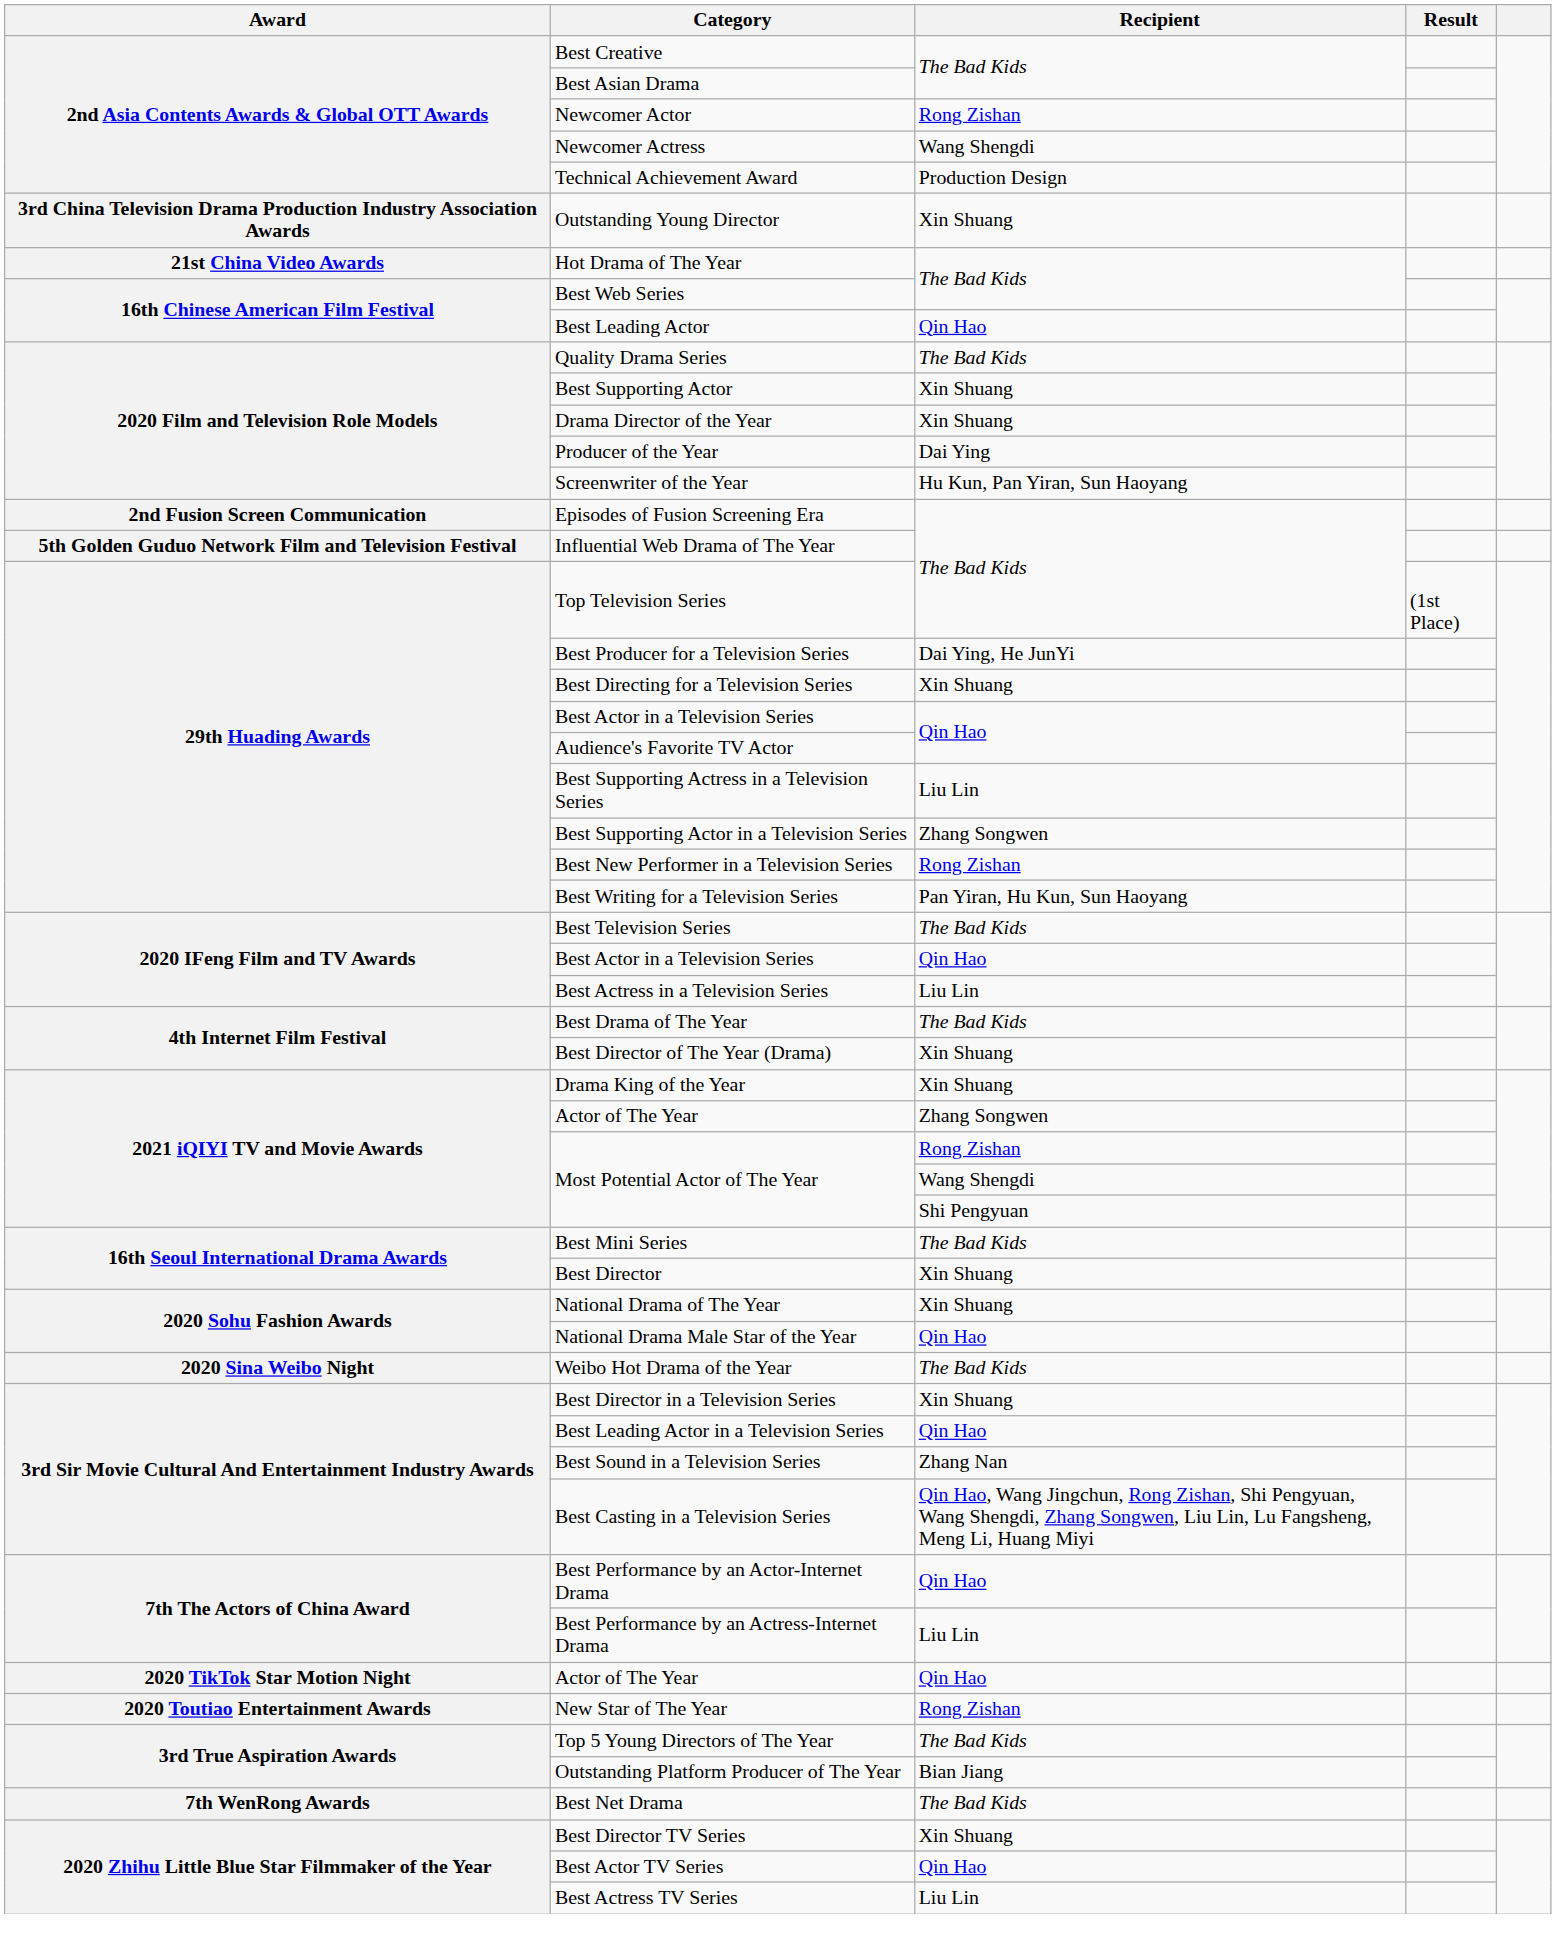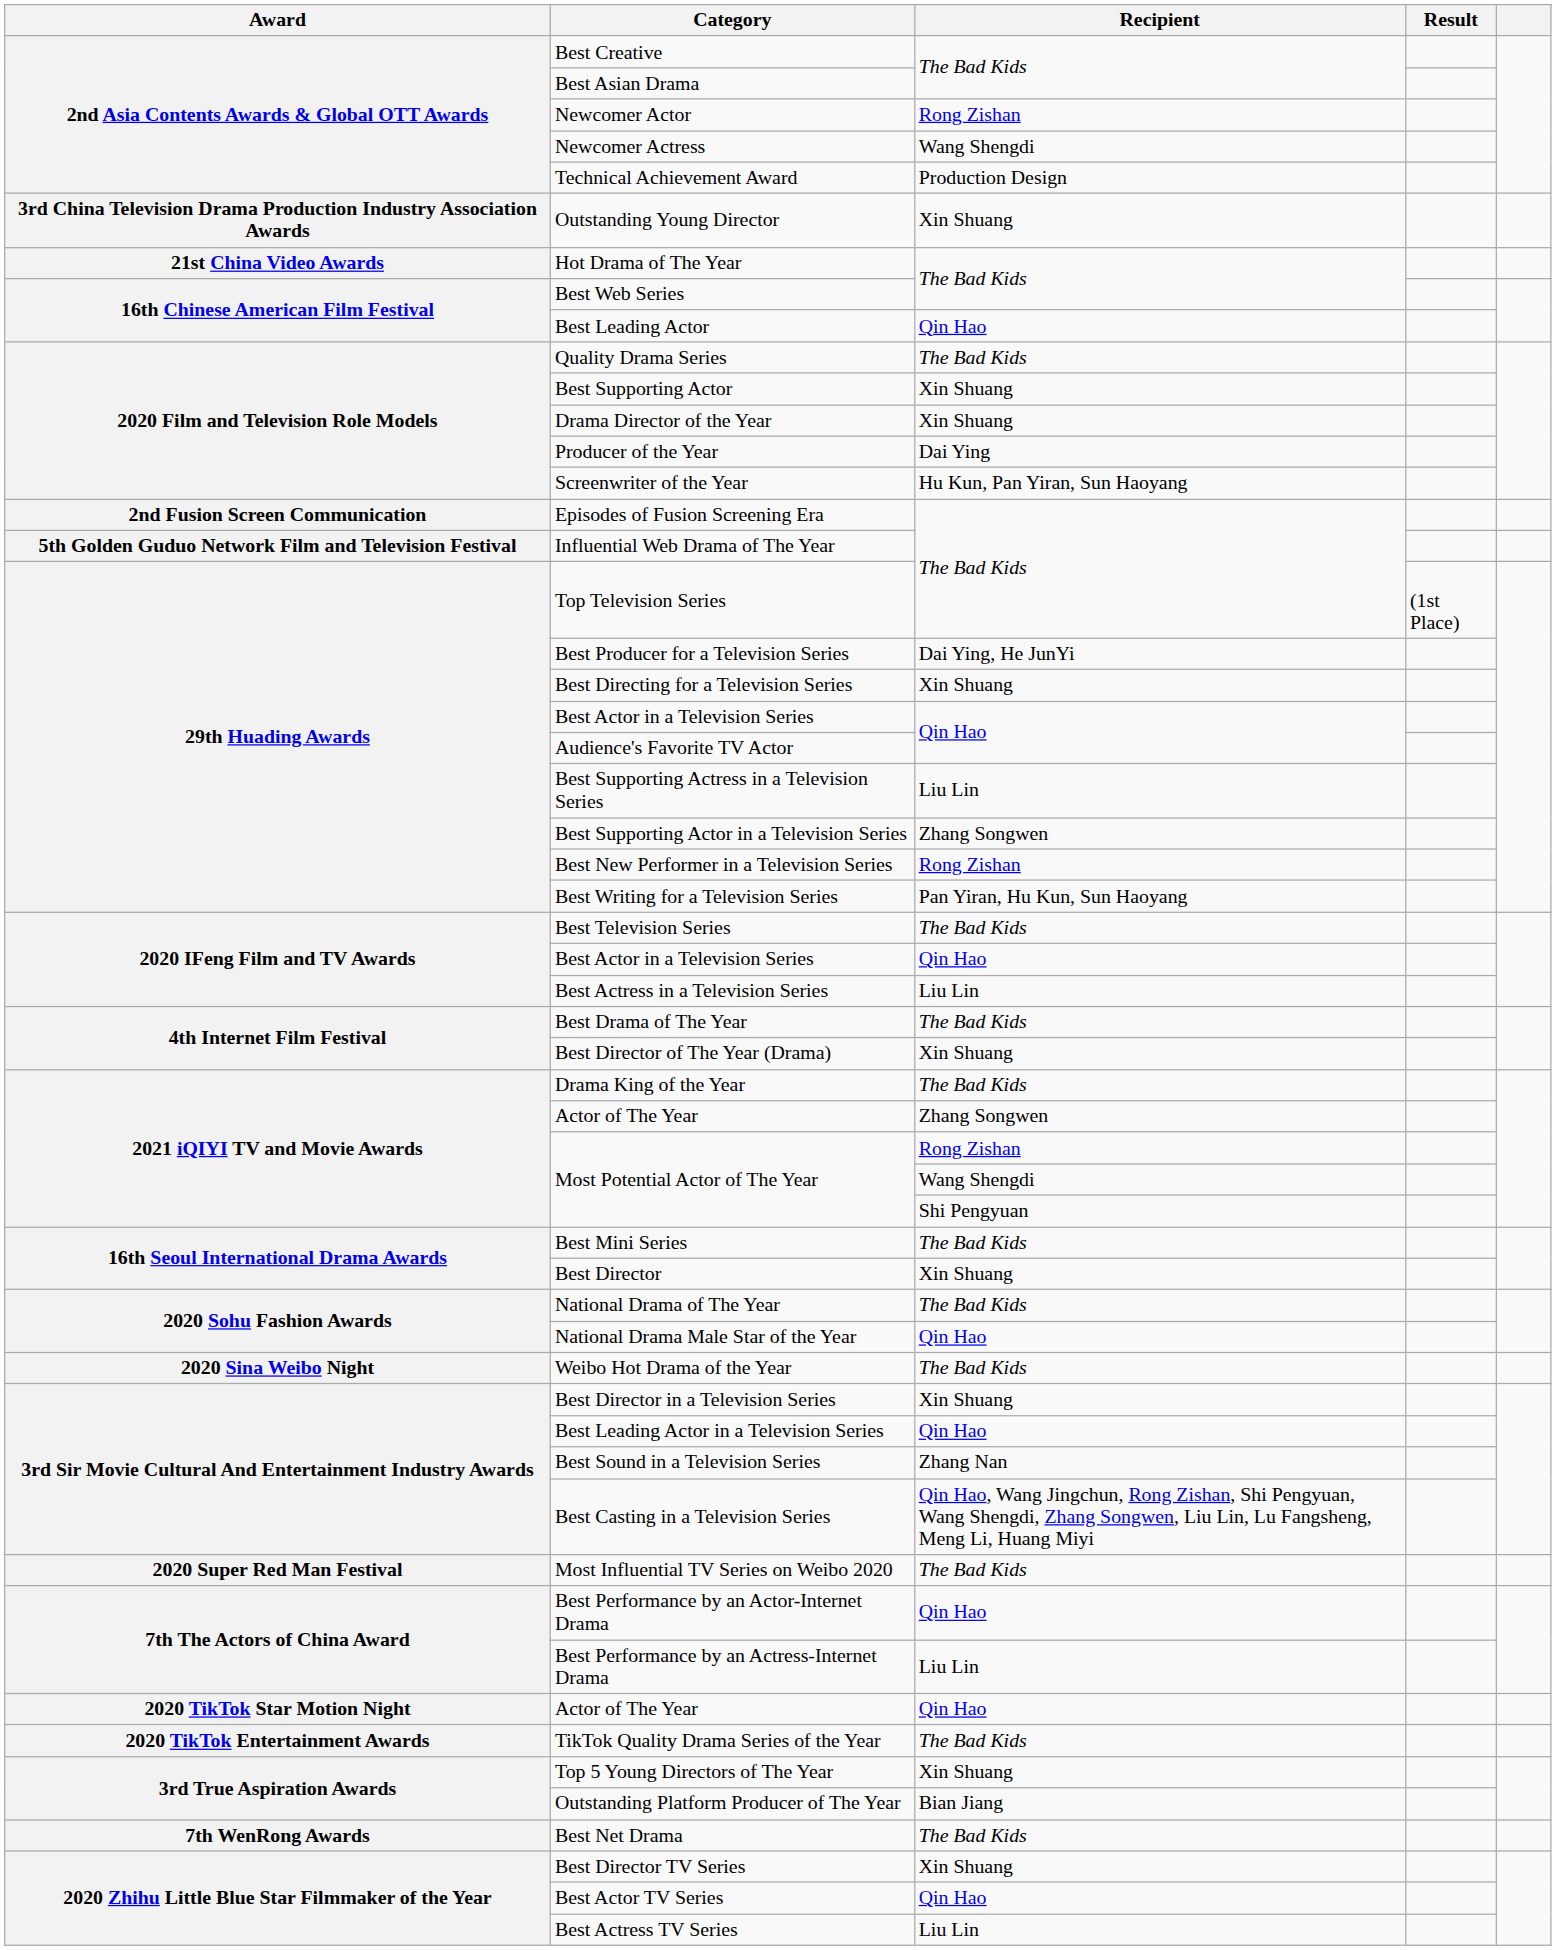(966, 1084) Xin Shuang -> (973, 1084) The Bad Kids
(966, 1305) Xin Shuang -> (973, 1305) The Bad Kids
+ row: (277, 1570)
+ row: (277, 1740)
- row: (277, 1709)
(973, 1740) The Bad Kids -> (966, 1772) Xin Shuang
